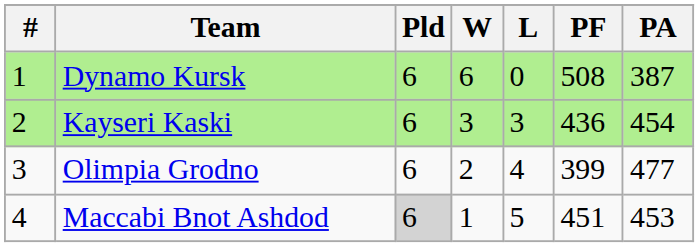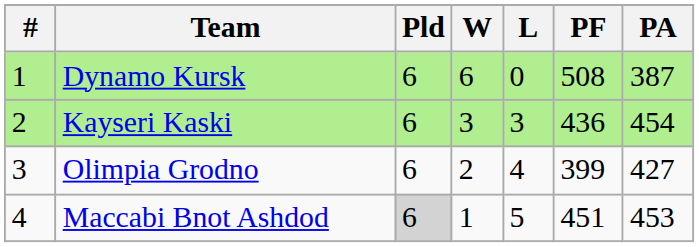(652, 169) 477 -> (652, 169) 427
